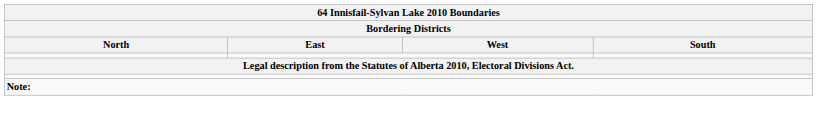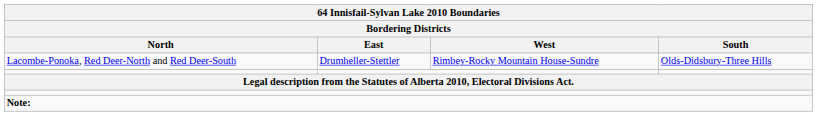+ row: (121, 61)
